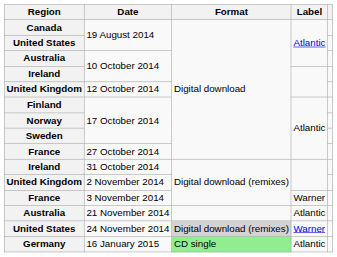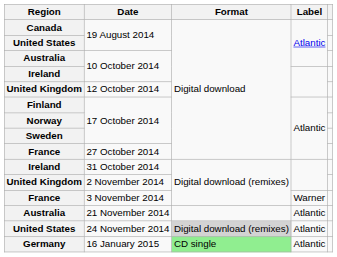(309, 228) Warner -> (309, 228) Atlantic
